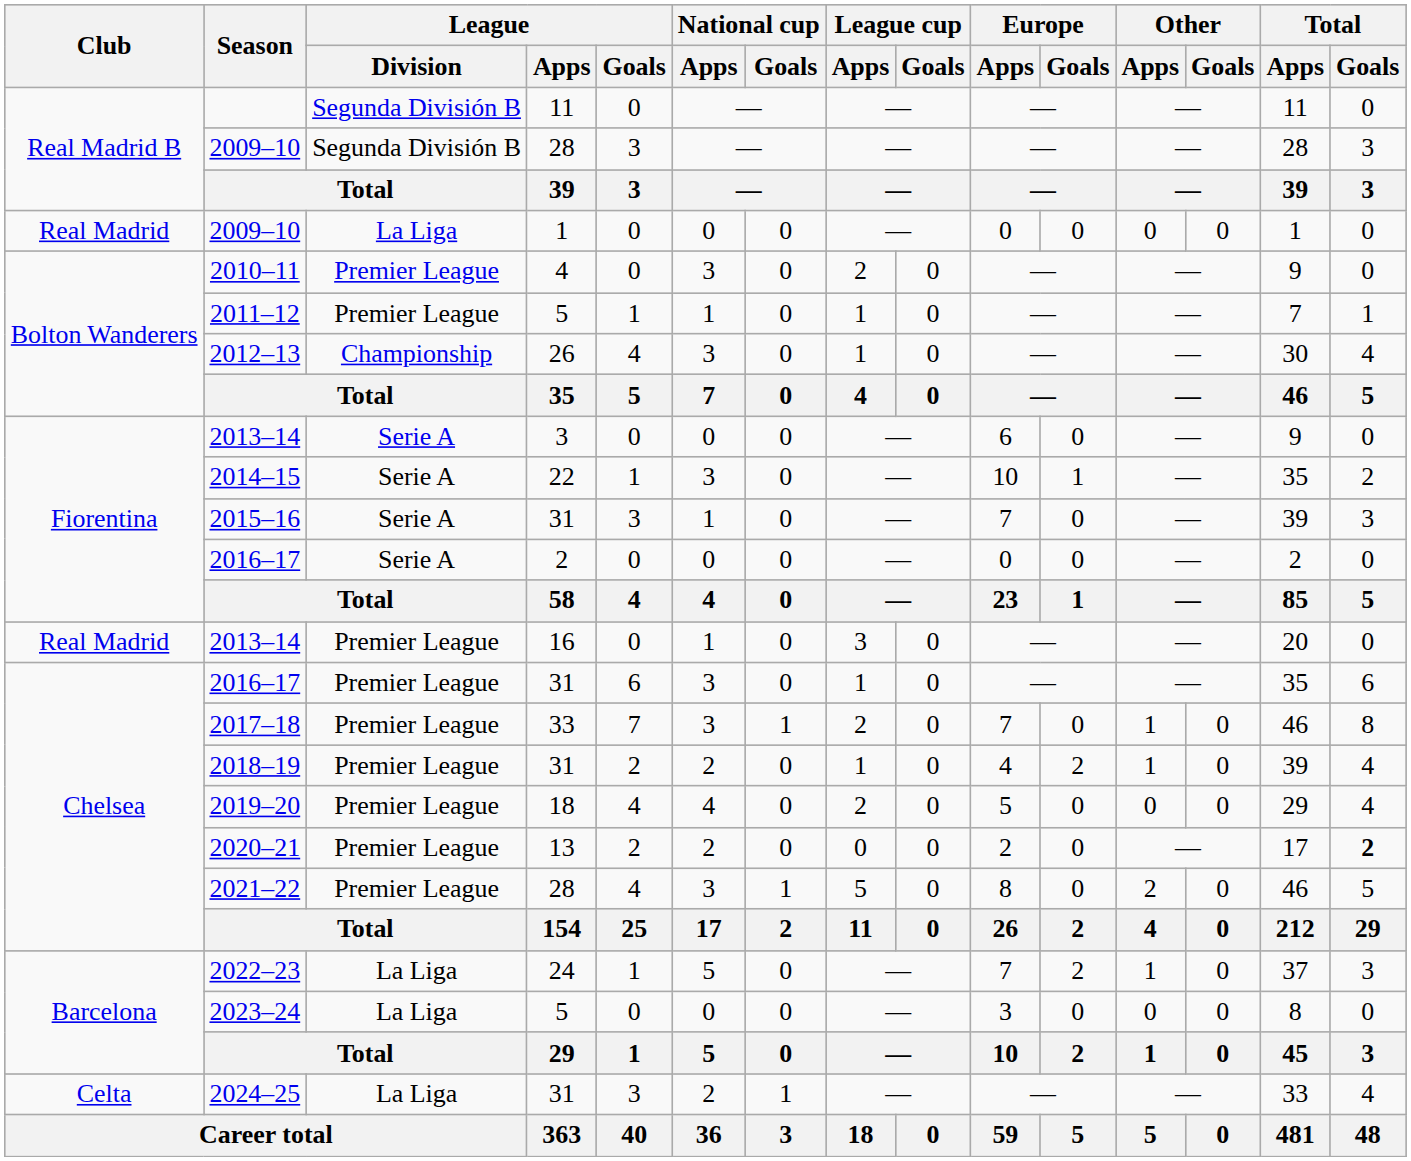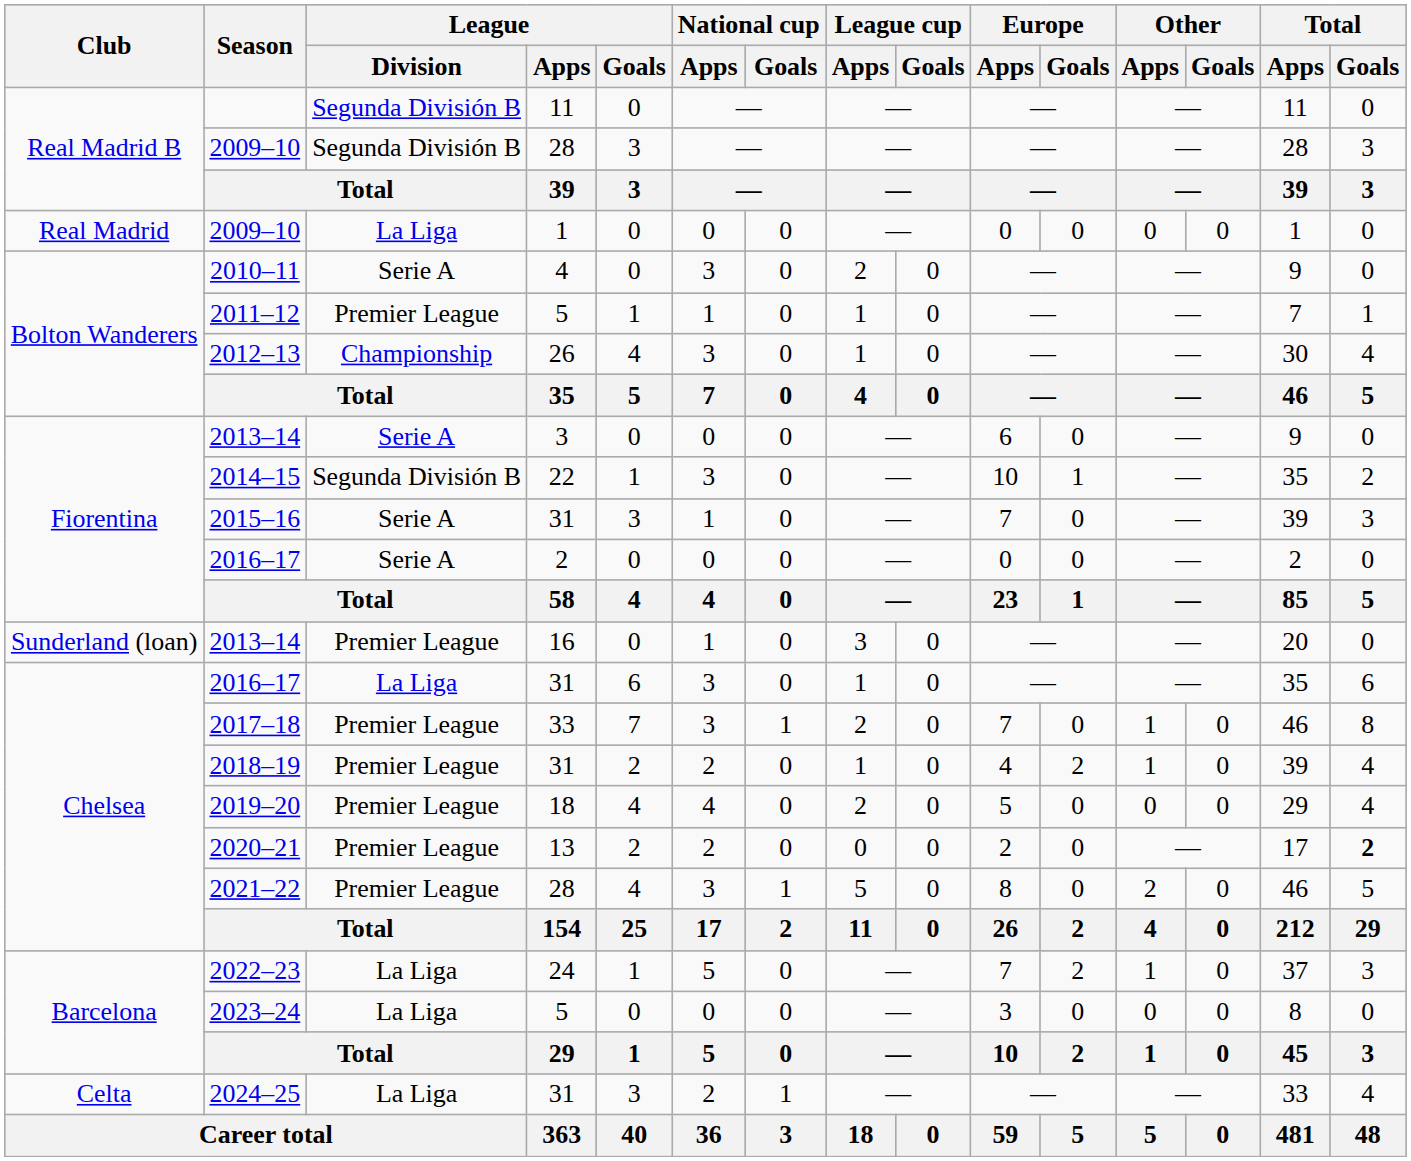(417, 271) Premier League -> (417, 271) Serie A
(417, 477) Serie A -> (417, 477) Segunda División B
(104, 641) Real Madrid -> (104, 641) Sunderland (loan)
(417, 682) Premier League -> (417, 682) La Liga
